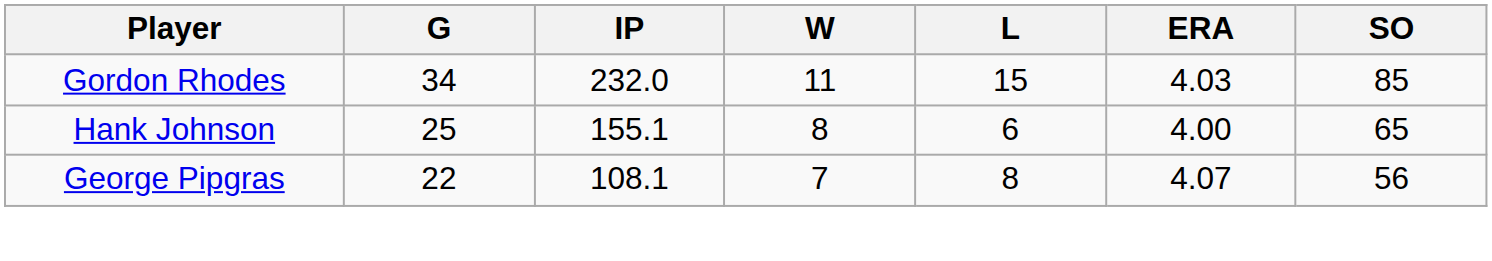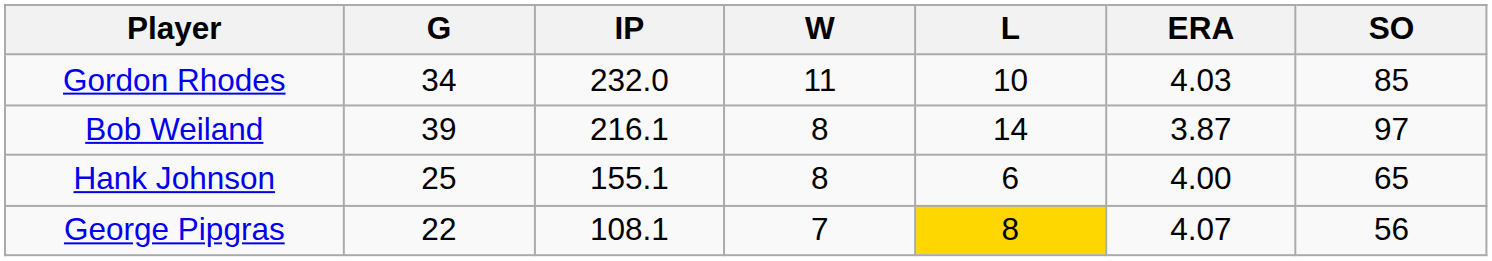(1010, 79) 15 -> (1010, 79) 10
+ row: (174, 129)
(1010, 179) no background -> (1010, 229) gold background
